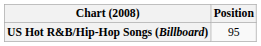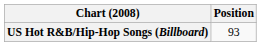(234, 32) 95 -> (234, 32) 93
